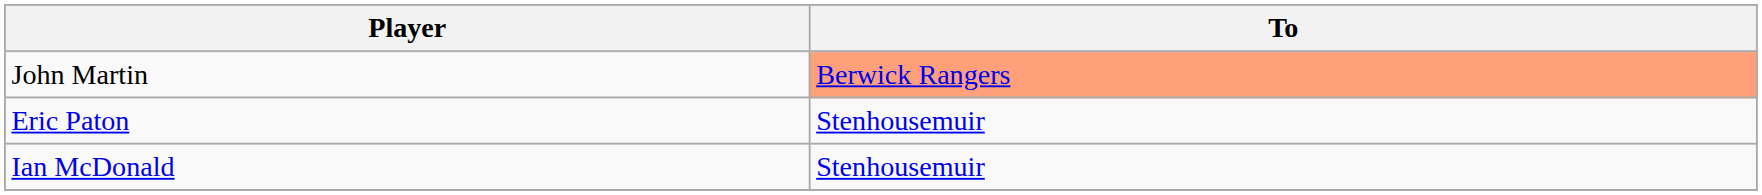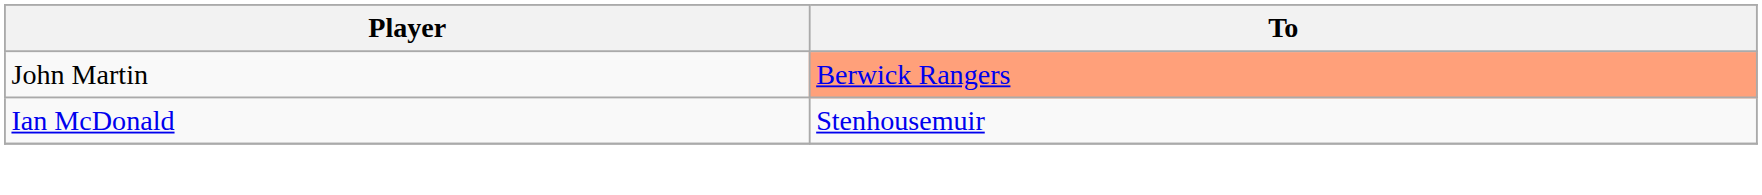- row: (70, 120)
